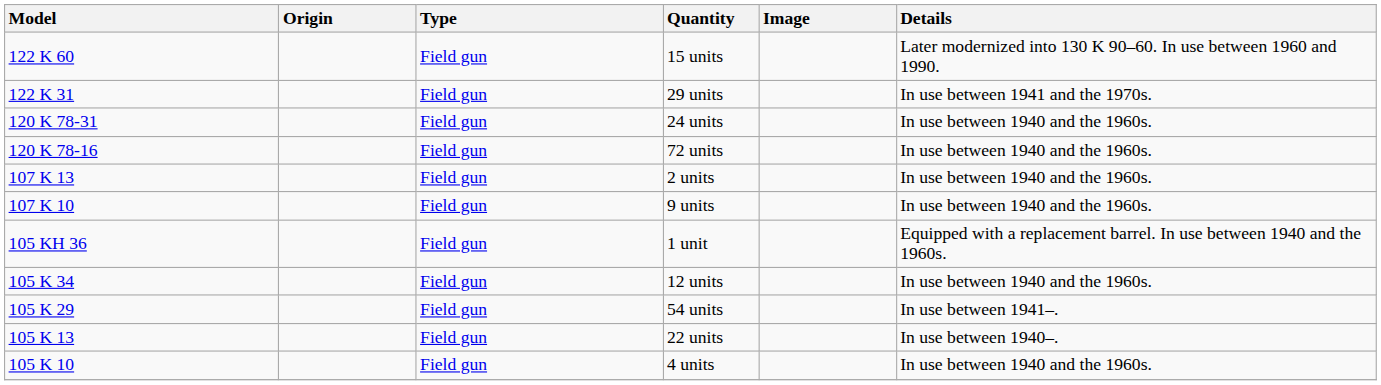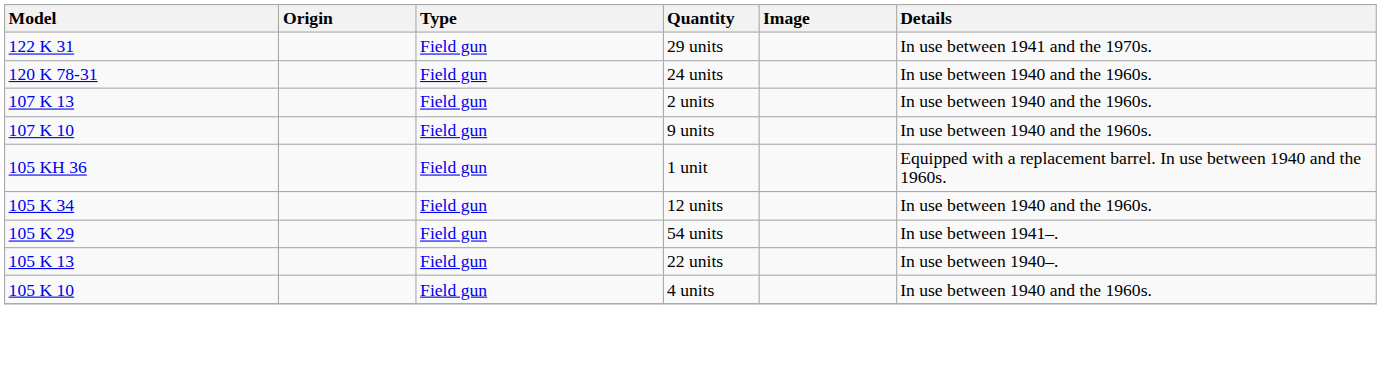- row: (695, 56)
- row: (695, 149)
